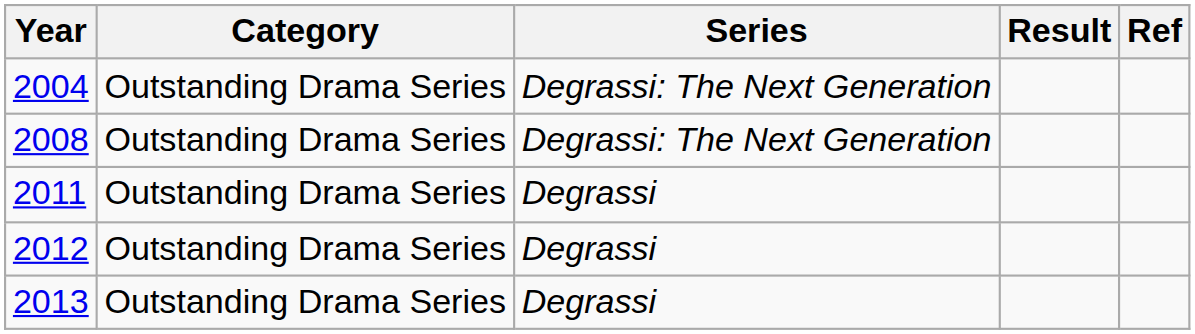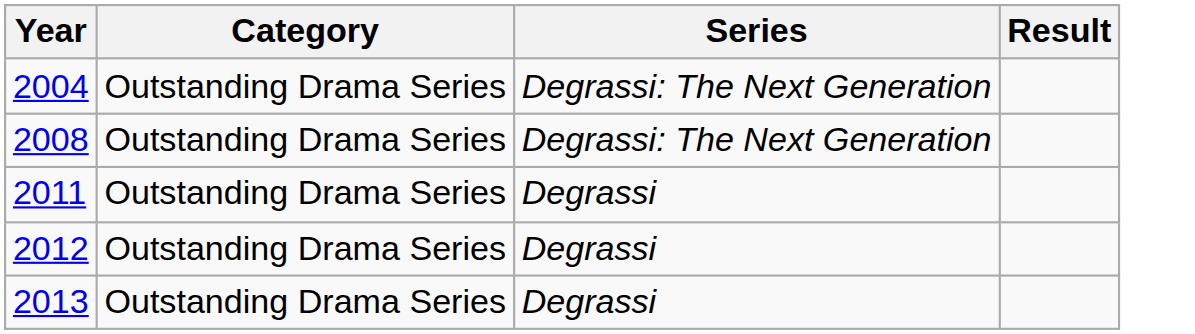- column: (1155, 31)
